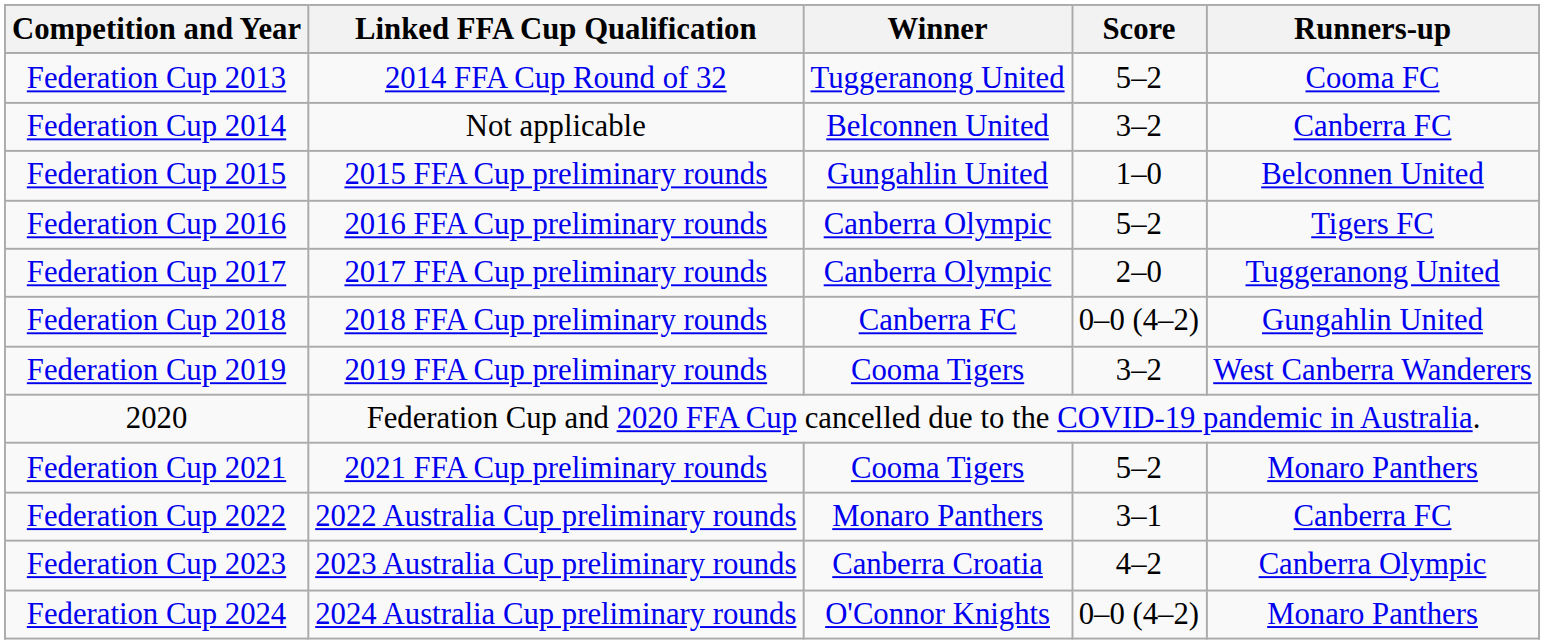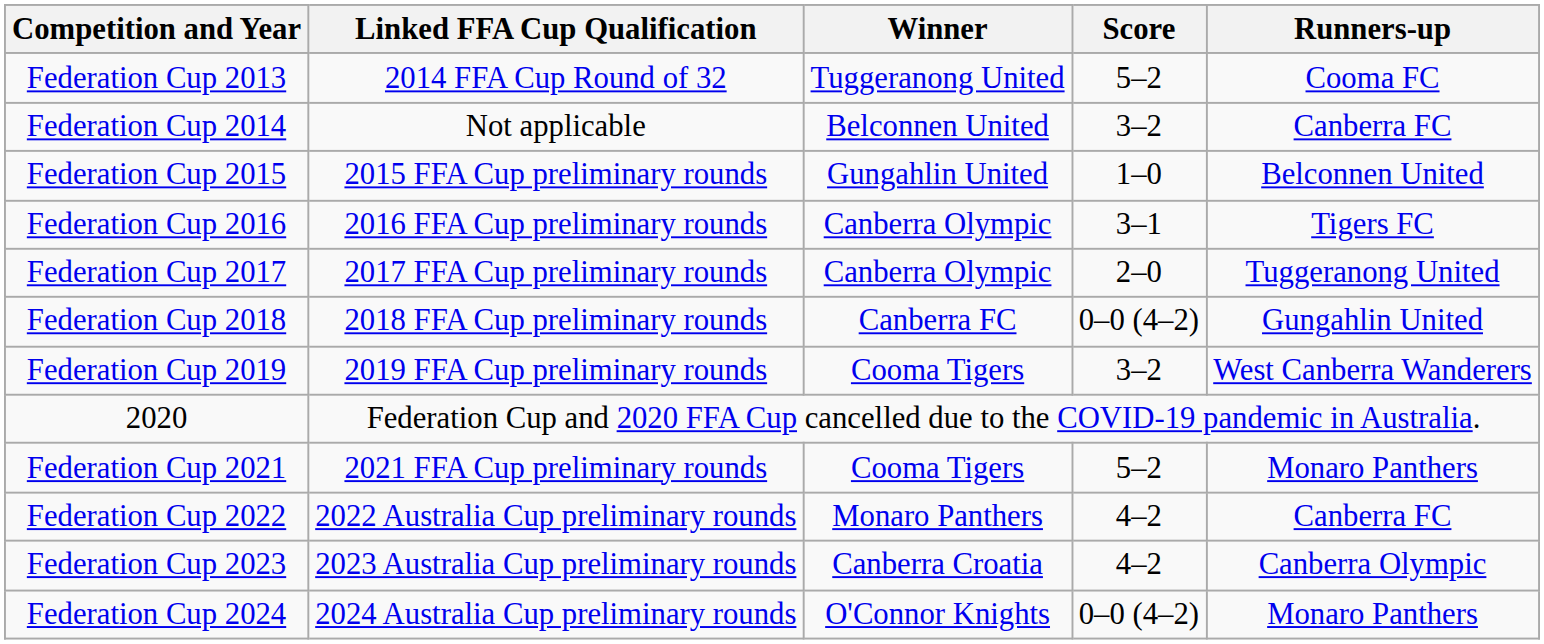(1139, 223) 5–2 -> (1139, 223) 3–1
(1139, 516) 3–1 -> (1139, 516) 4–2
